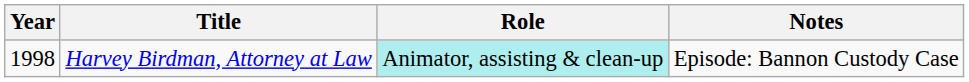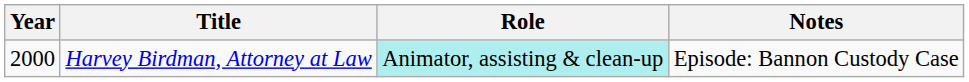(32, 58) 1998 -> (32, 58) 2000
